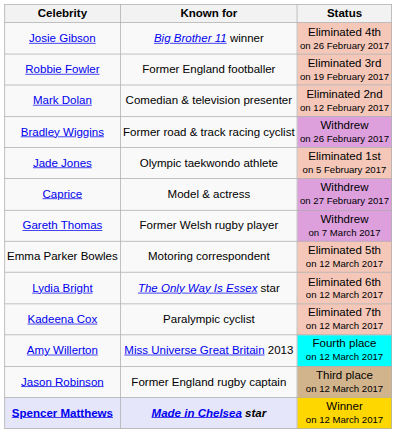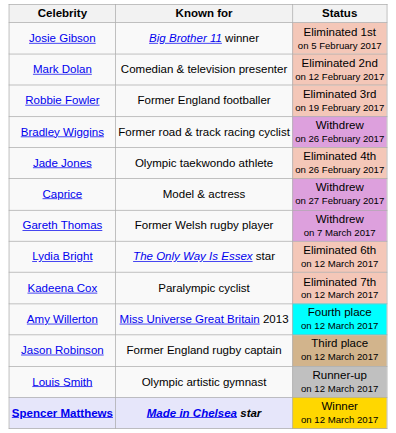(345, 38) Eliminated 4th on 26 February 2017 -> (340, 38) Eliminated 1st on 5 February 2017
rows swapped: (62, 100) <-> (62, 69)
(345, 163) Eliminated 1st on 5 February 2017 -> (340, 163) Eliminated 4th on 26 February 2017
- row: (62, 256)
+ row: (62, 381)
